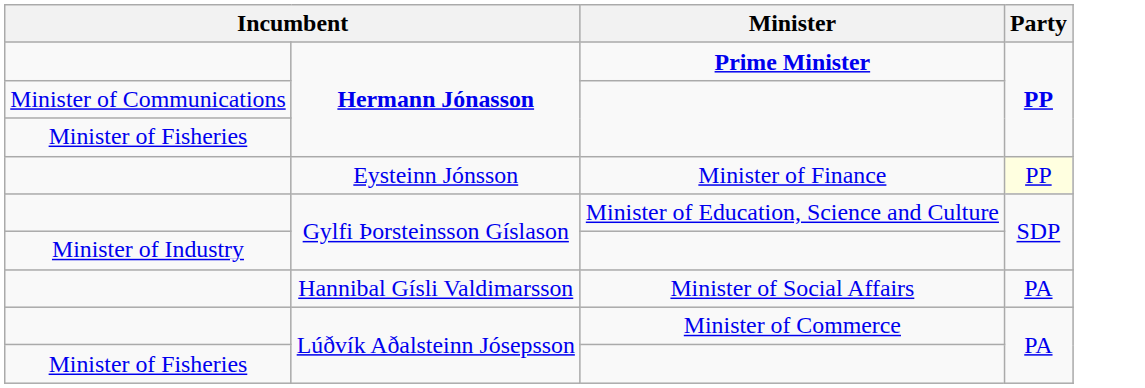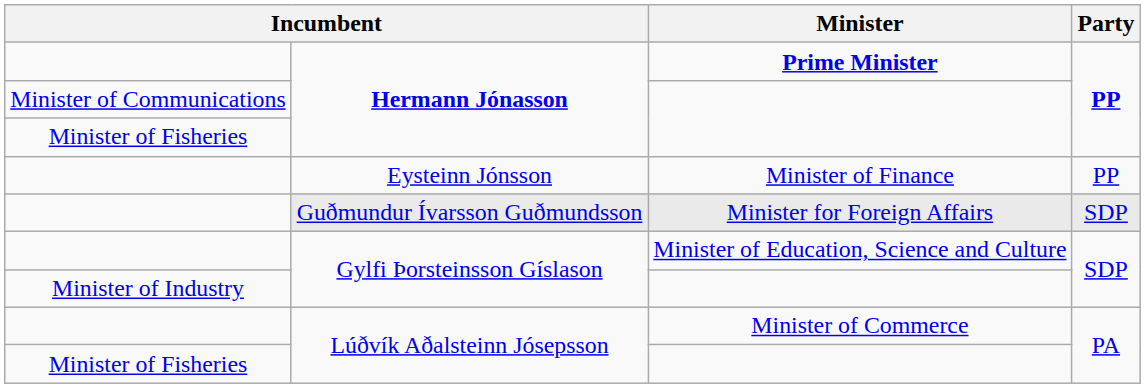(1038, 174) lightyellow background -> (1106, 174) no background
+ row: (470, 212)
- row: (436, 288)
